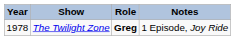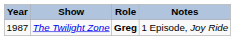(17, 27) 1978 -> (17, 27) 1987
